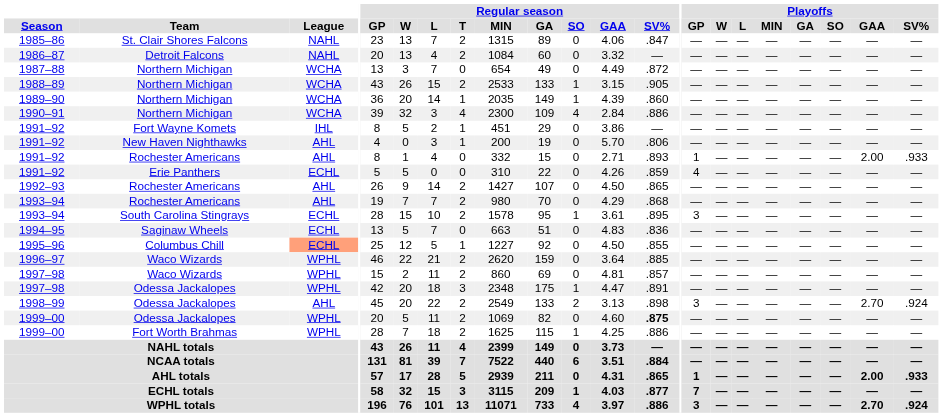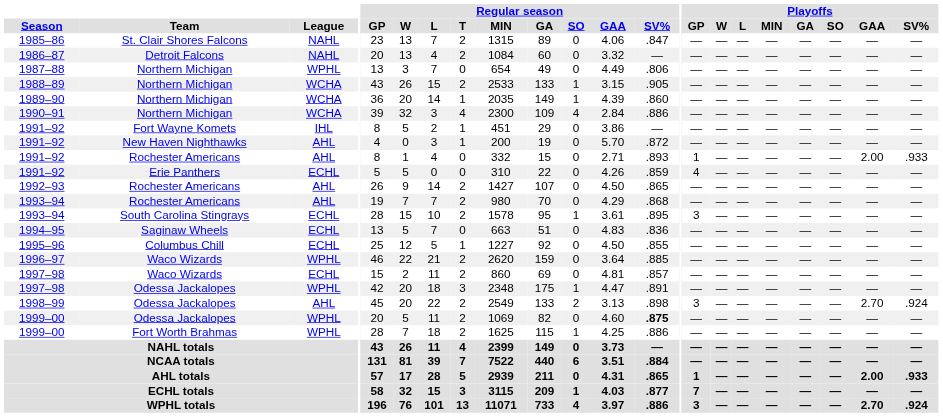(324, 69) WCHA -> (324, 69) WPHL
(657, 69) .872 -> (657, 69) .806
(657, 142) .806 -> (657, 142) .872
(324, 245) lightsalmon background -> (324, 245) no background
(324, 274) WPHL -> (324, 274) ECHL
